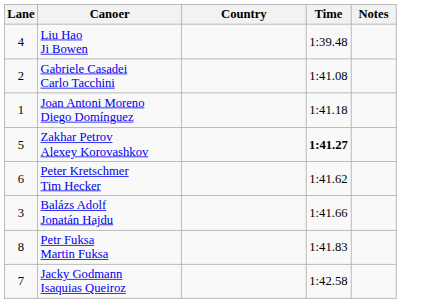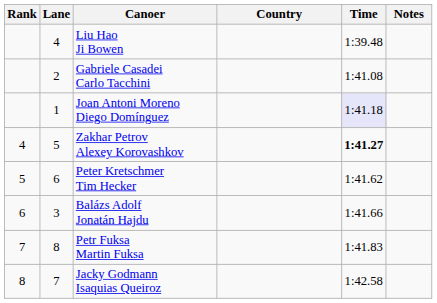+ column: (22, 14)
(328, 110) no background -> (364, 110) lavender background
